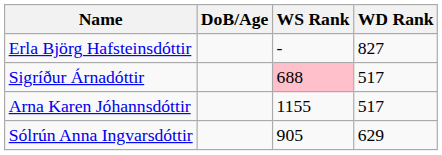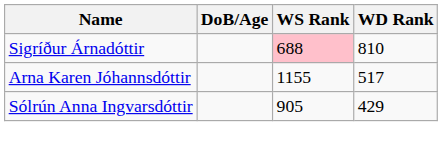- row: (100, 48)
(371, 77) 517 -> (371, 48) 810
(371, 135) 629 -> (371, 106) 429
